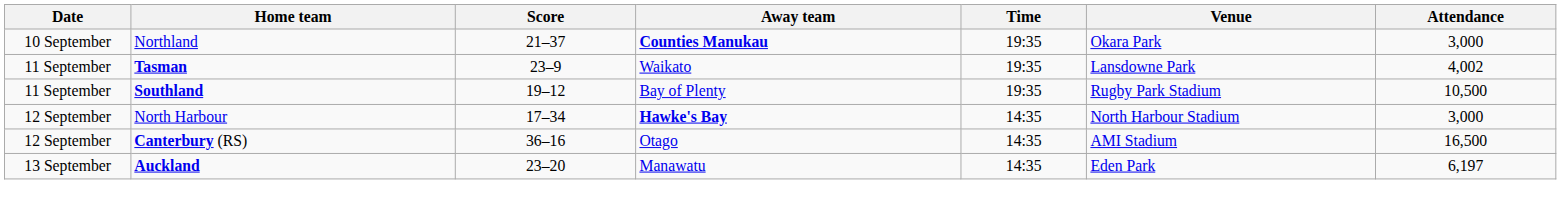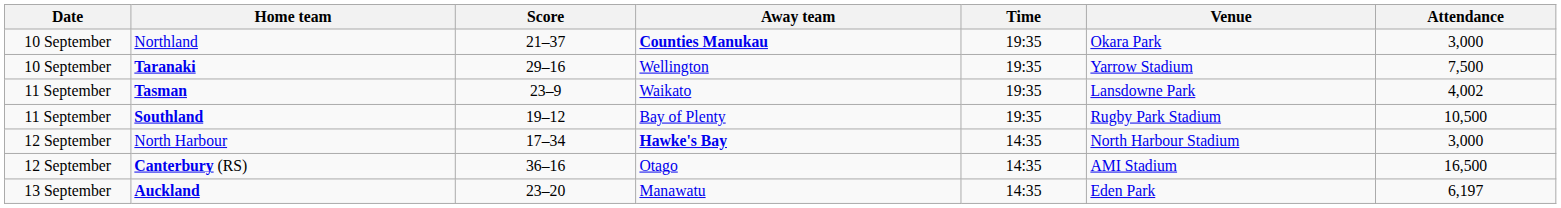+ row: (165, 66)
